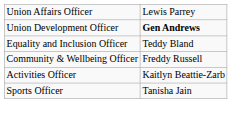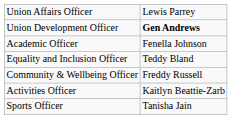+ row: (42, 43)
